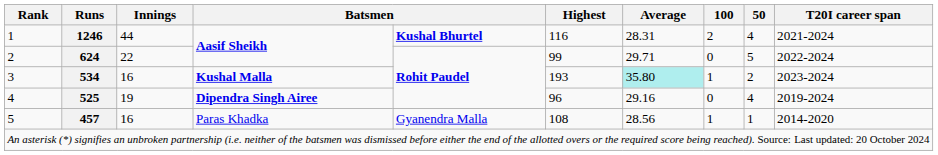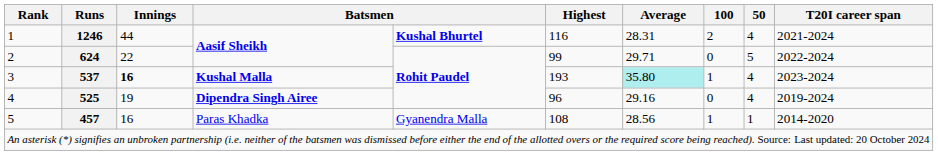(90, 77) 534 -> (90, 77) 537
(127, 77) normal -> (127, 77) bold
(750, 77) 2 -> (750, 77) 4
